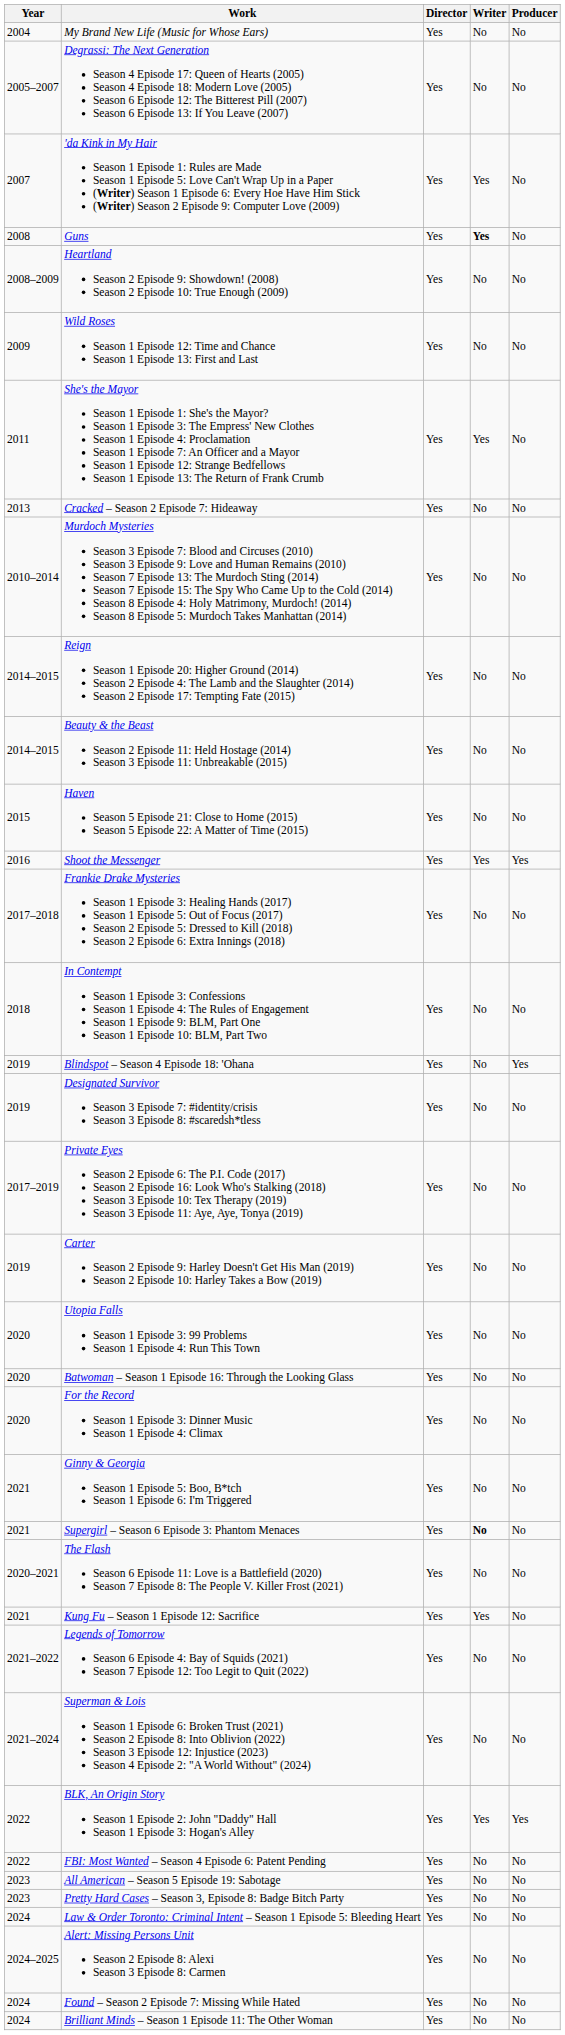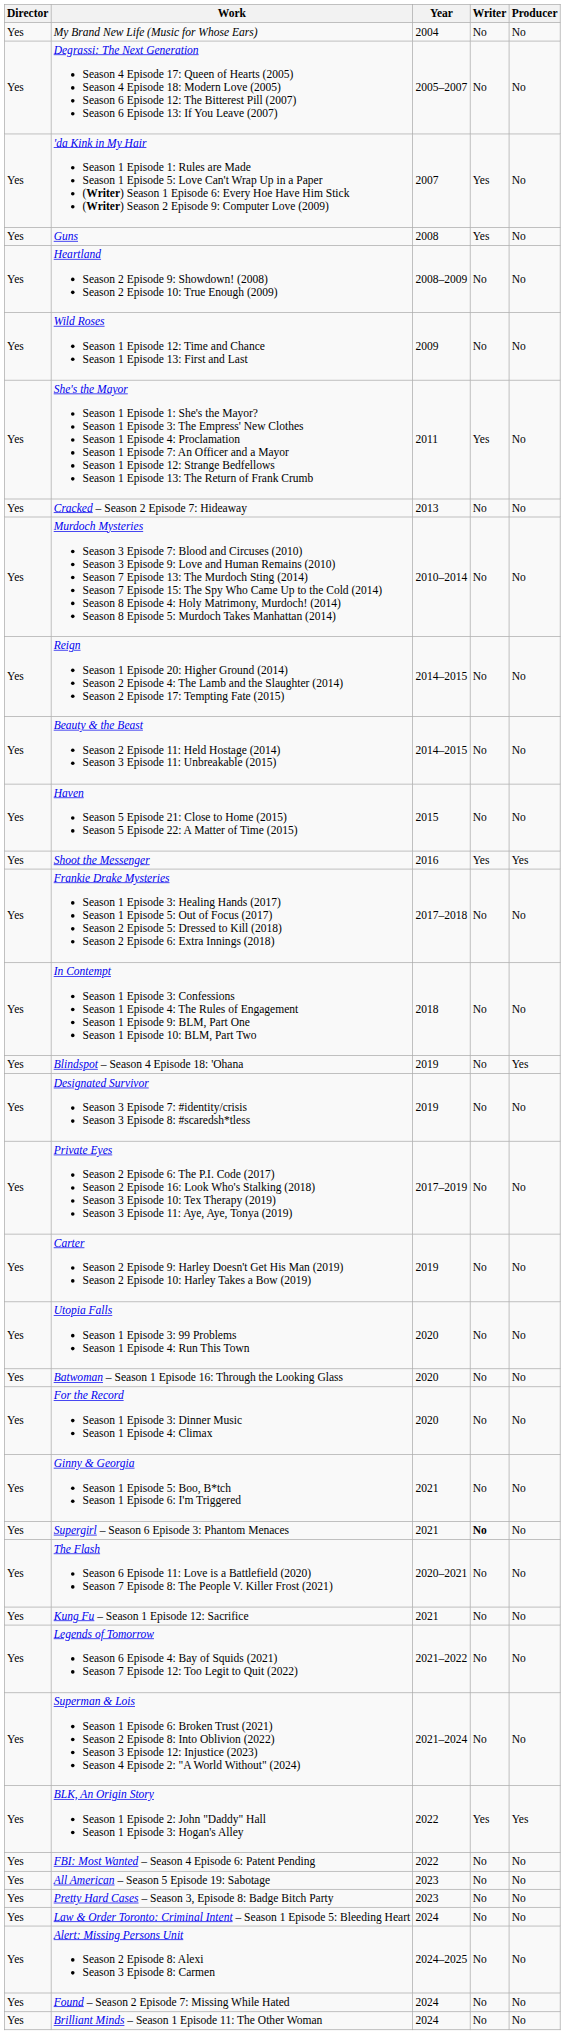columns swapped: (33, 13) <-> (447, 13)
(481, 236) bold -> (481, 236) normal
(481, 1616) Yes -> (480, 1616) No
